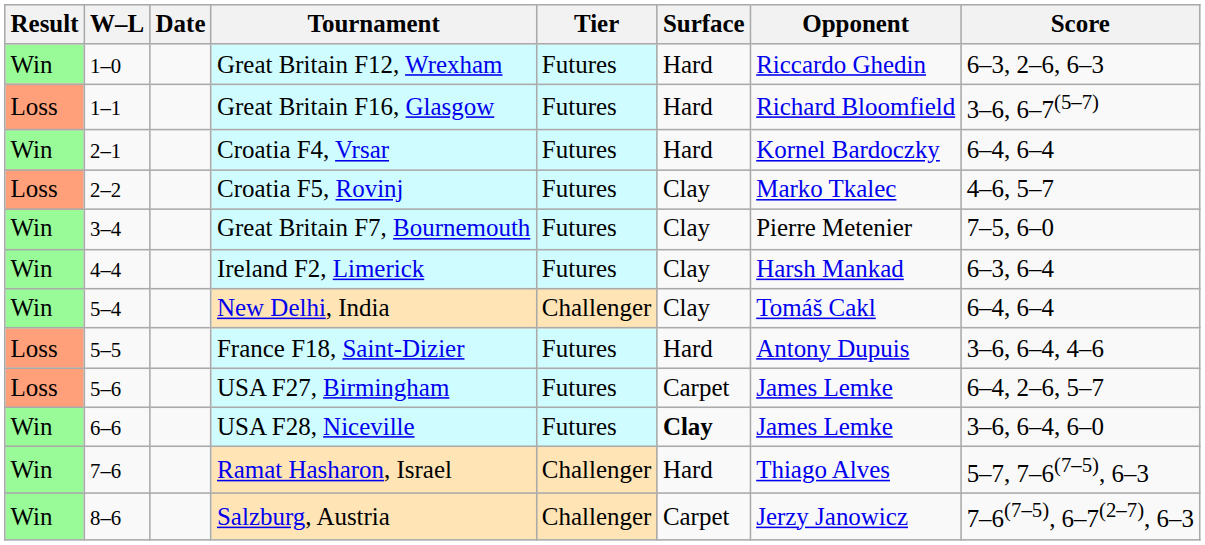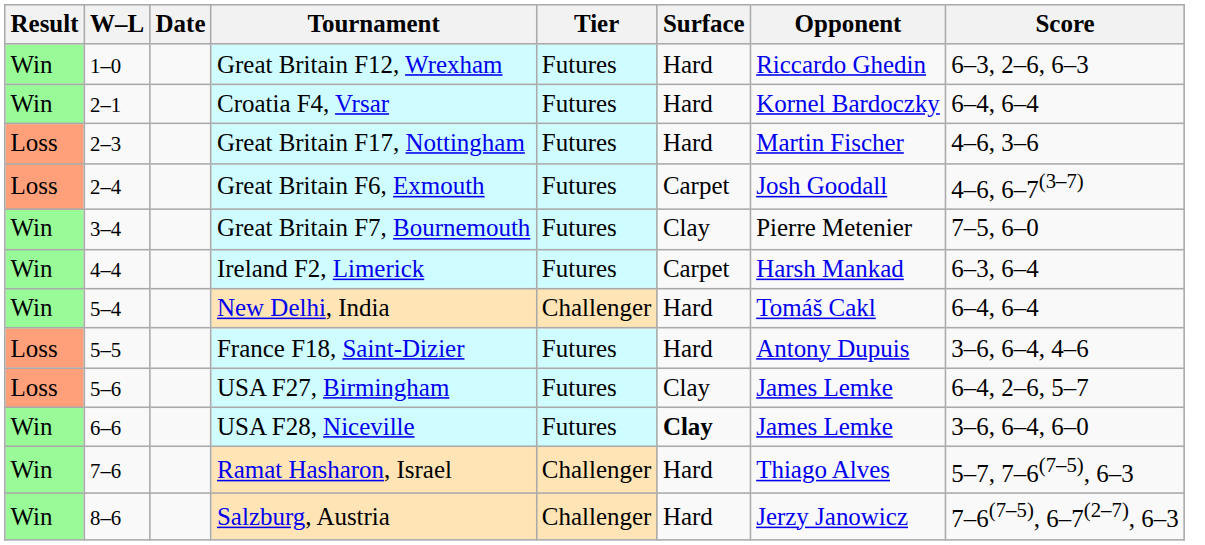- row: (356, 106)
- row: (310, 189)
+ row: (371, 143)
+ row: (351, 185)
(686, 268) Clay -> (696, 268) Carpet
(686, 308) Clay -> (688, 308) Hard
(696, 387) Carpet -> (686, 387) Clay
(696, 516) Carpet -> (688, 516) Hard
